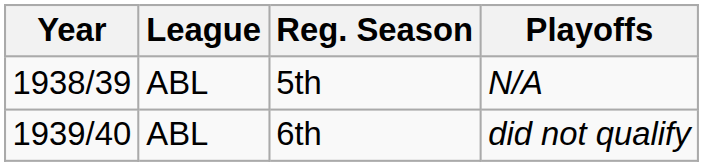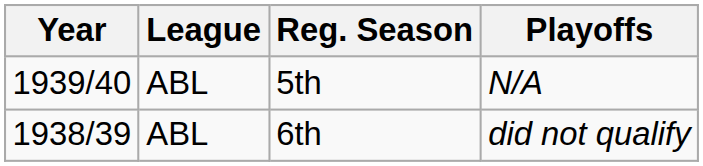(72, 82) 1938/39 -> (72, 82) 1939/40
(72, 134) 1939/40 -> (72, 134) 1938/39
